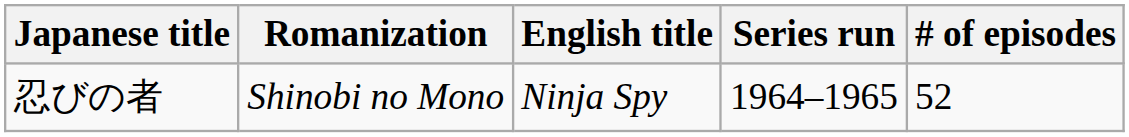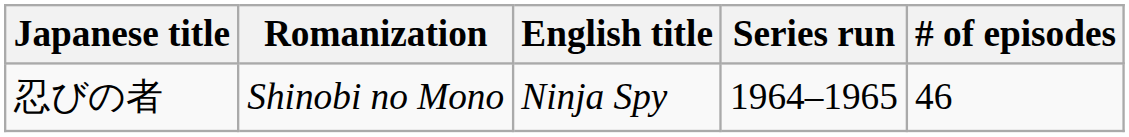(934, 96) 52 -> (934, 96) 46
